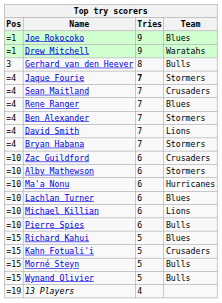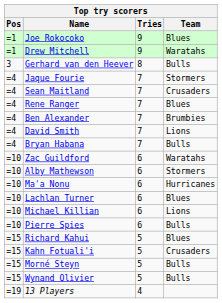(140, 78) bold -> (140, 78) normal
(186, 118) Stormers -> (186, 118) Brumbies
(186, 144) Stormers -> (178, 144) Bulls
(188, 158) Crusaders -> (186, 158) Waratahs
